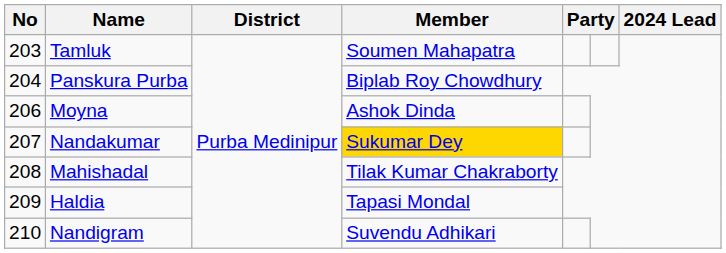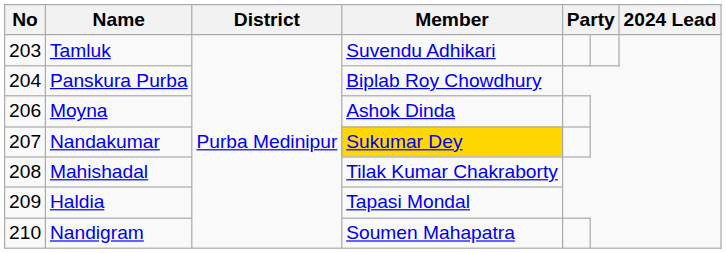(431, 50) Soumen Mahapatra -> (421, 50) Suvendu Adhikari
(421, 232) Suvendu Adhikari -> (431, 232) Soumen Mahapatra
